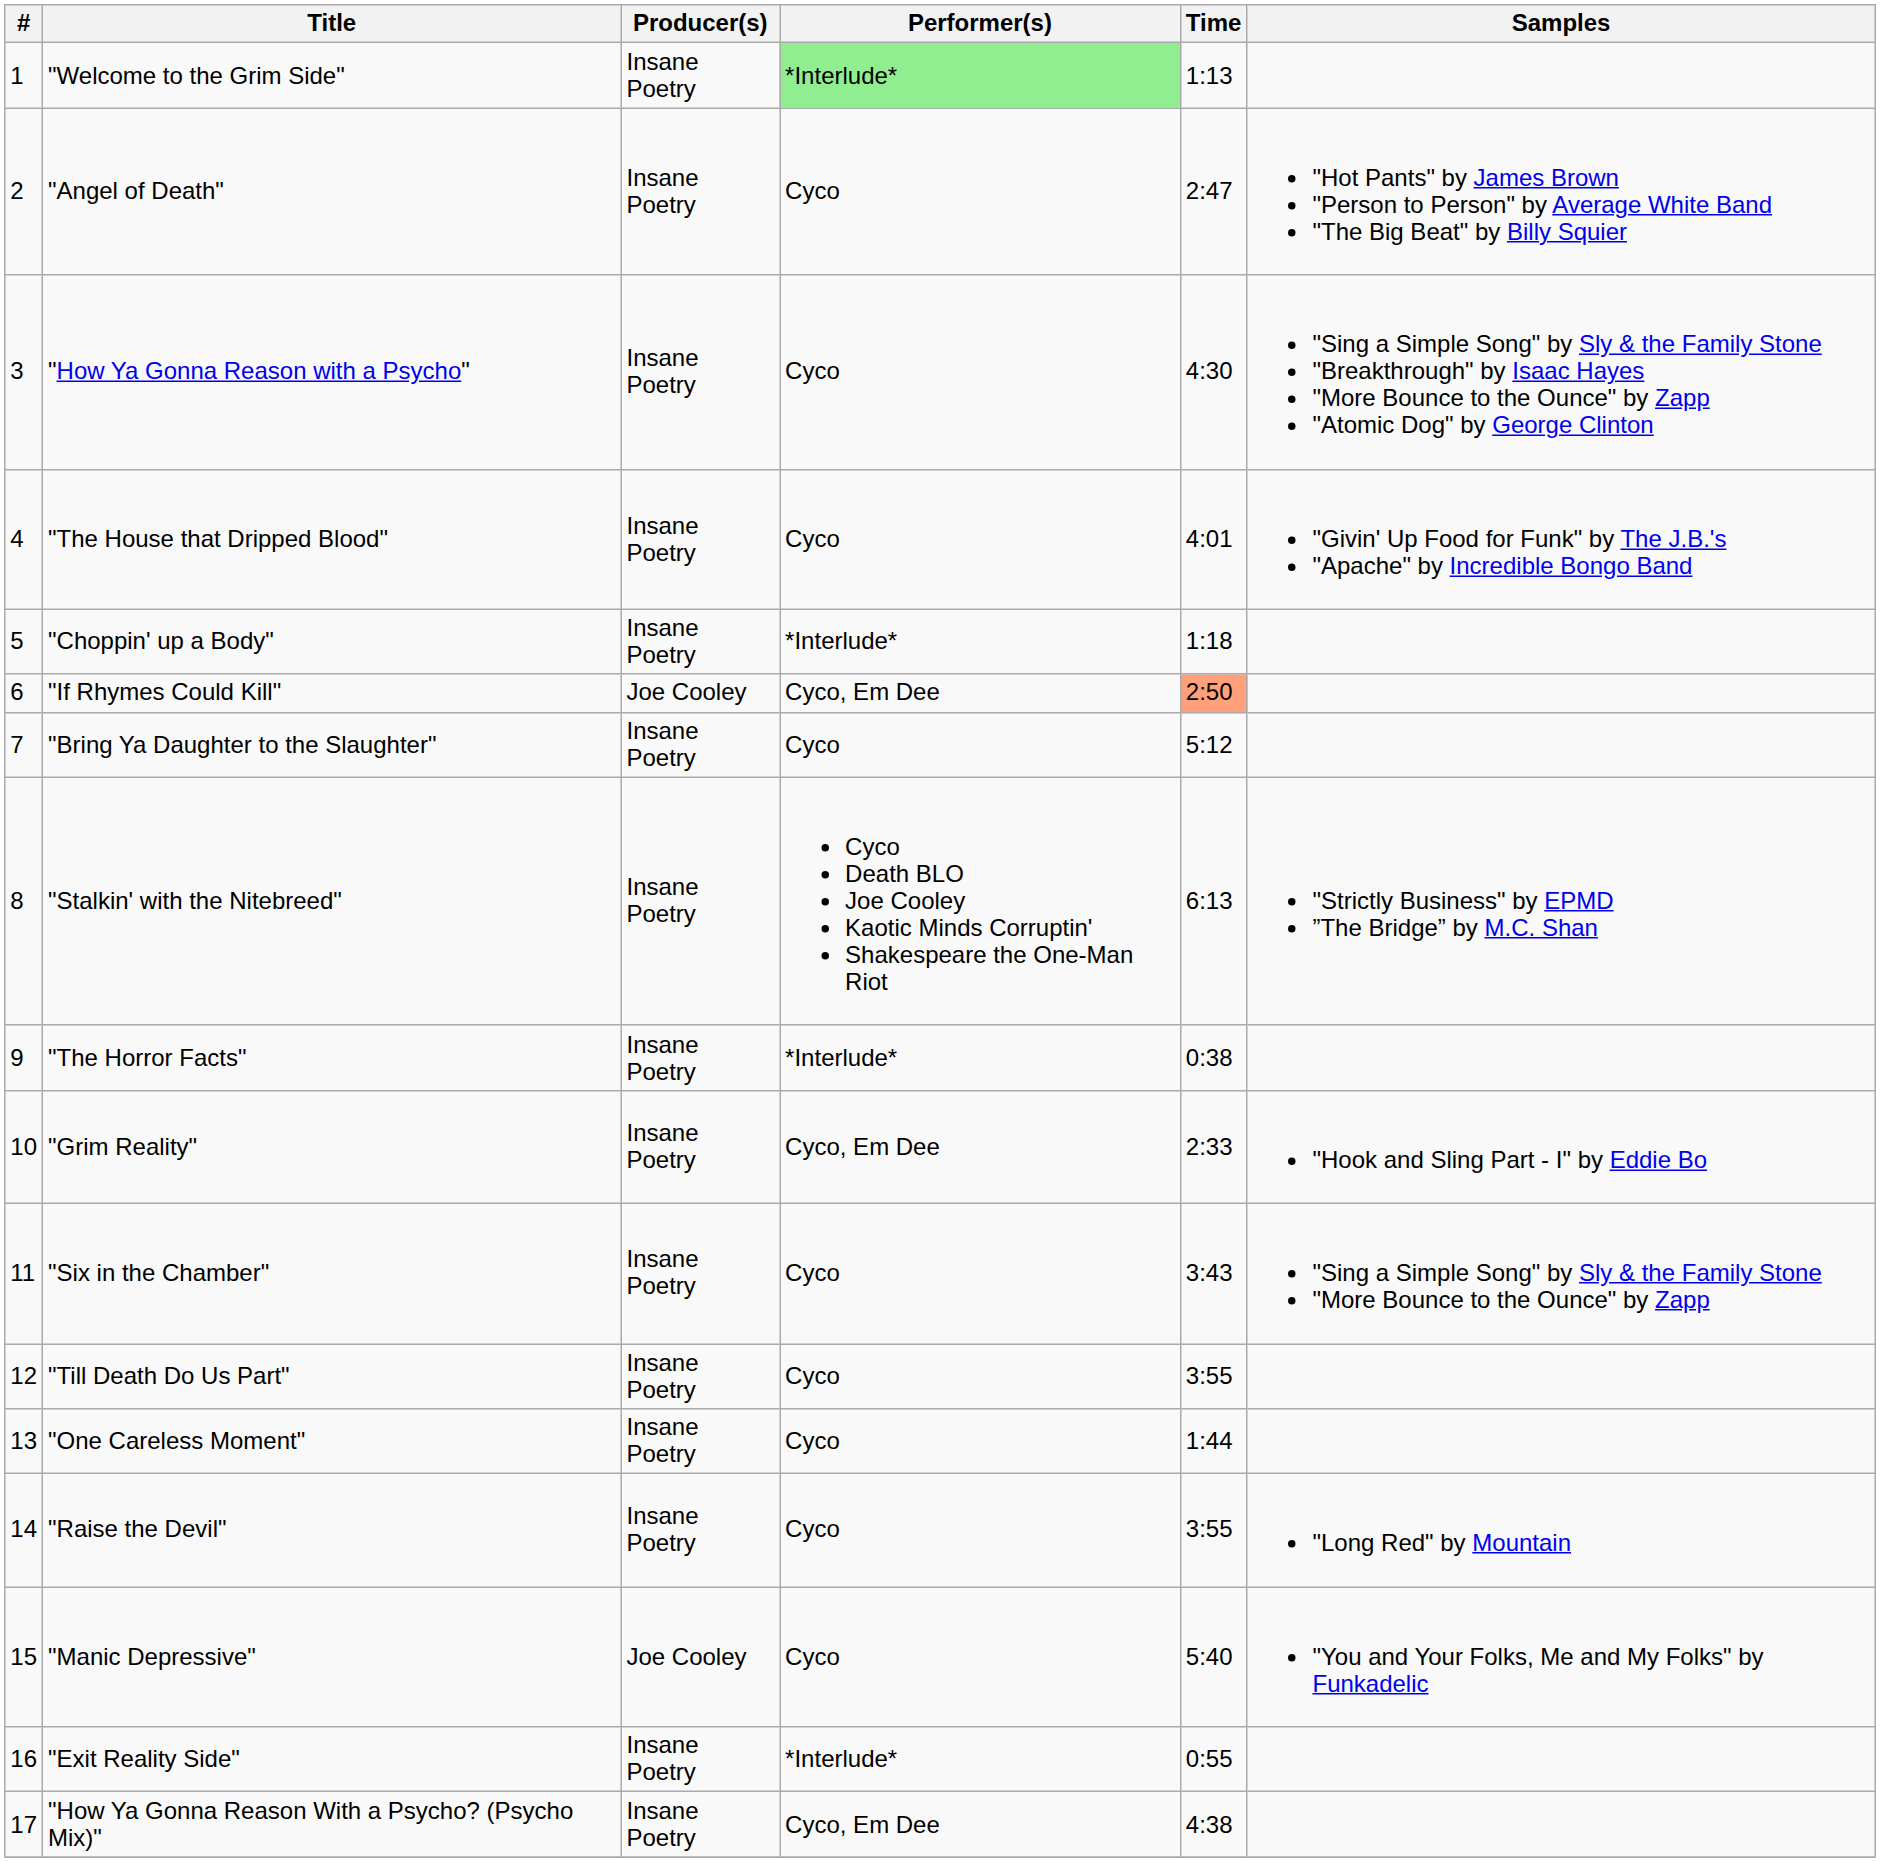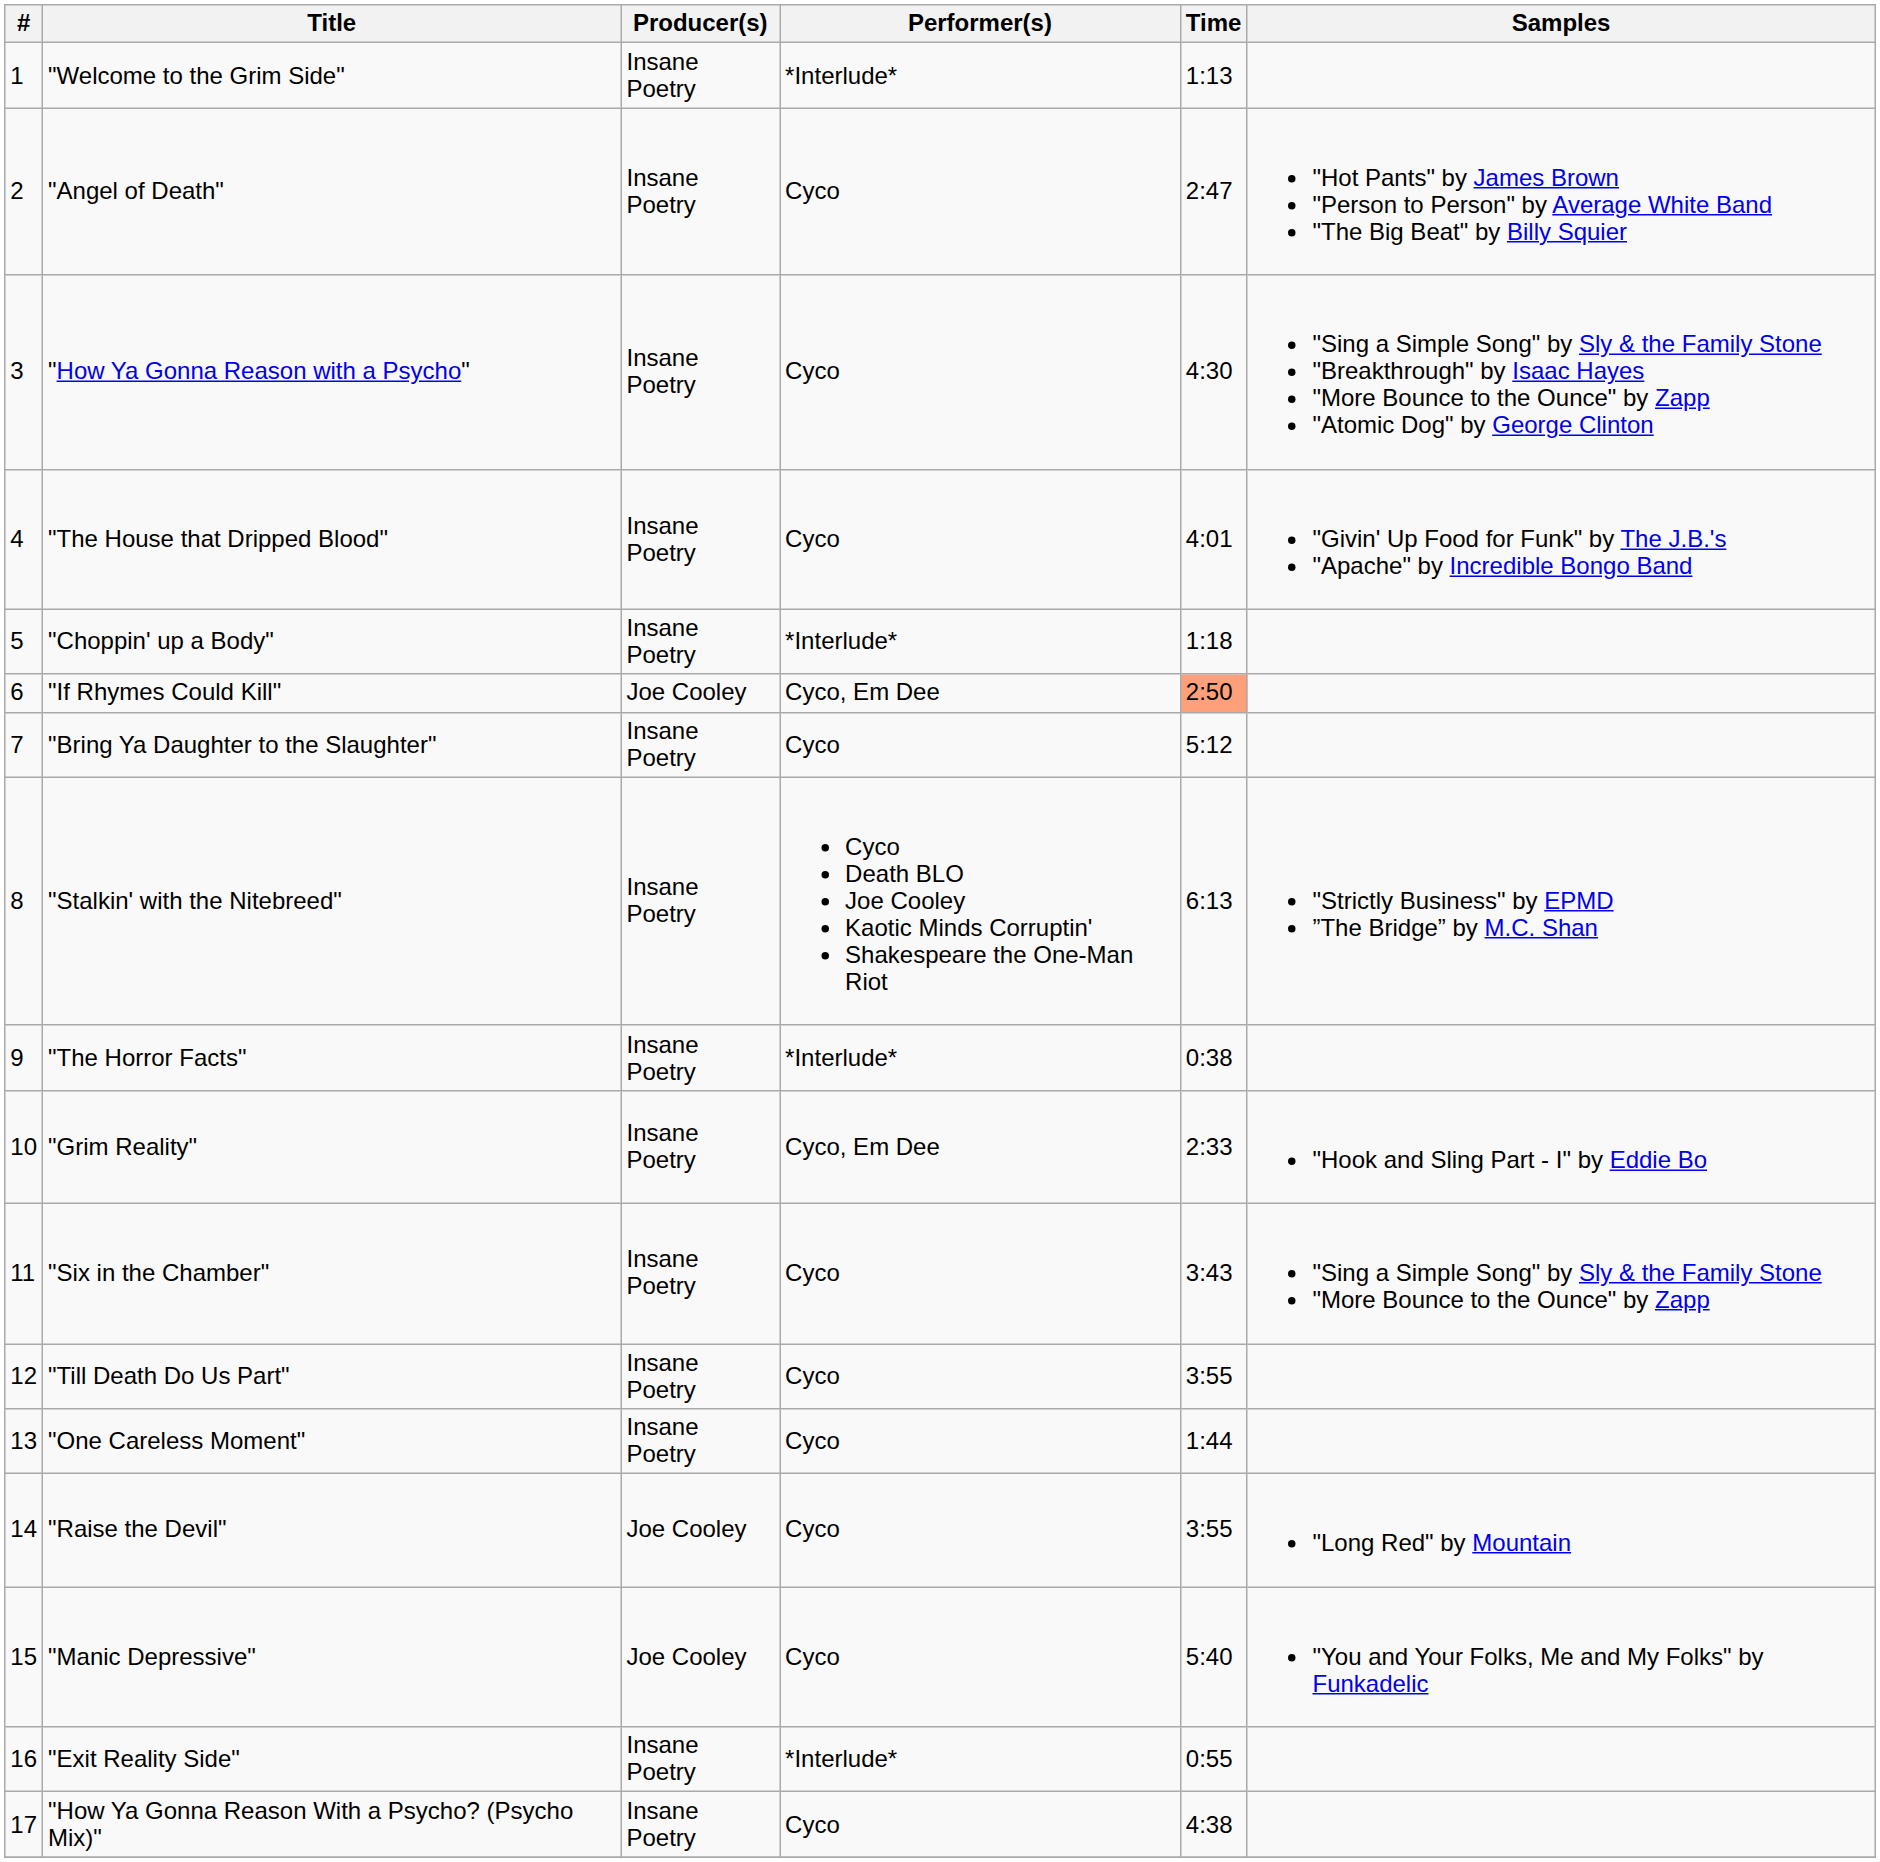(841, 75) lightgreen background -> (841, 75) no background
(663, 1529) Insane Poetry -> (687, 1529) Joe Cooley
(862, 1824) Cyco, Em Dee -> (812, 1824) Cyco
